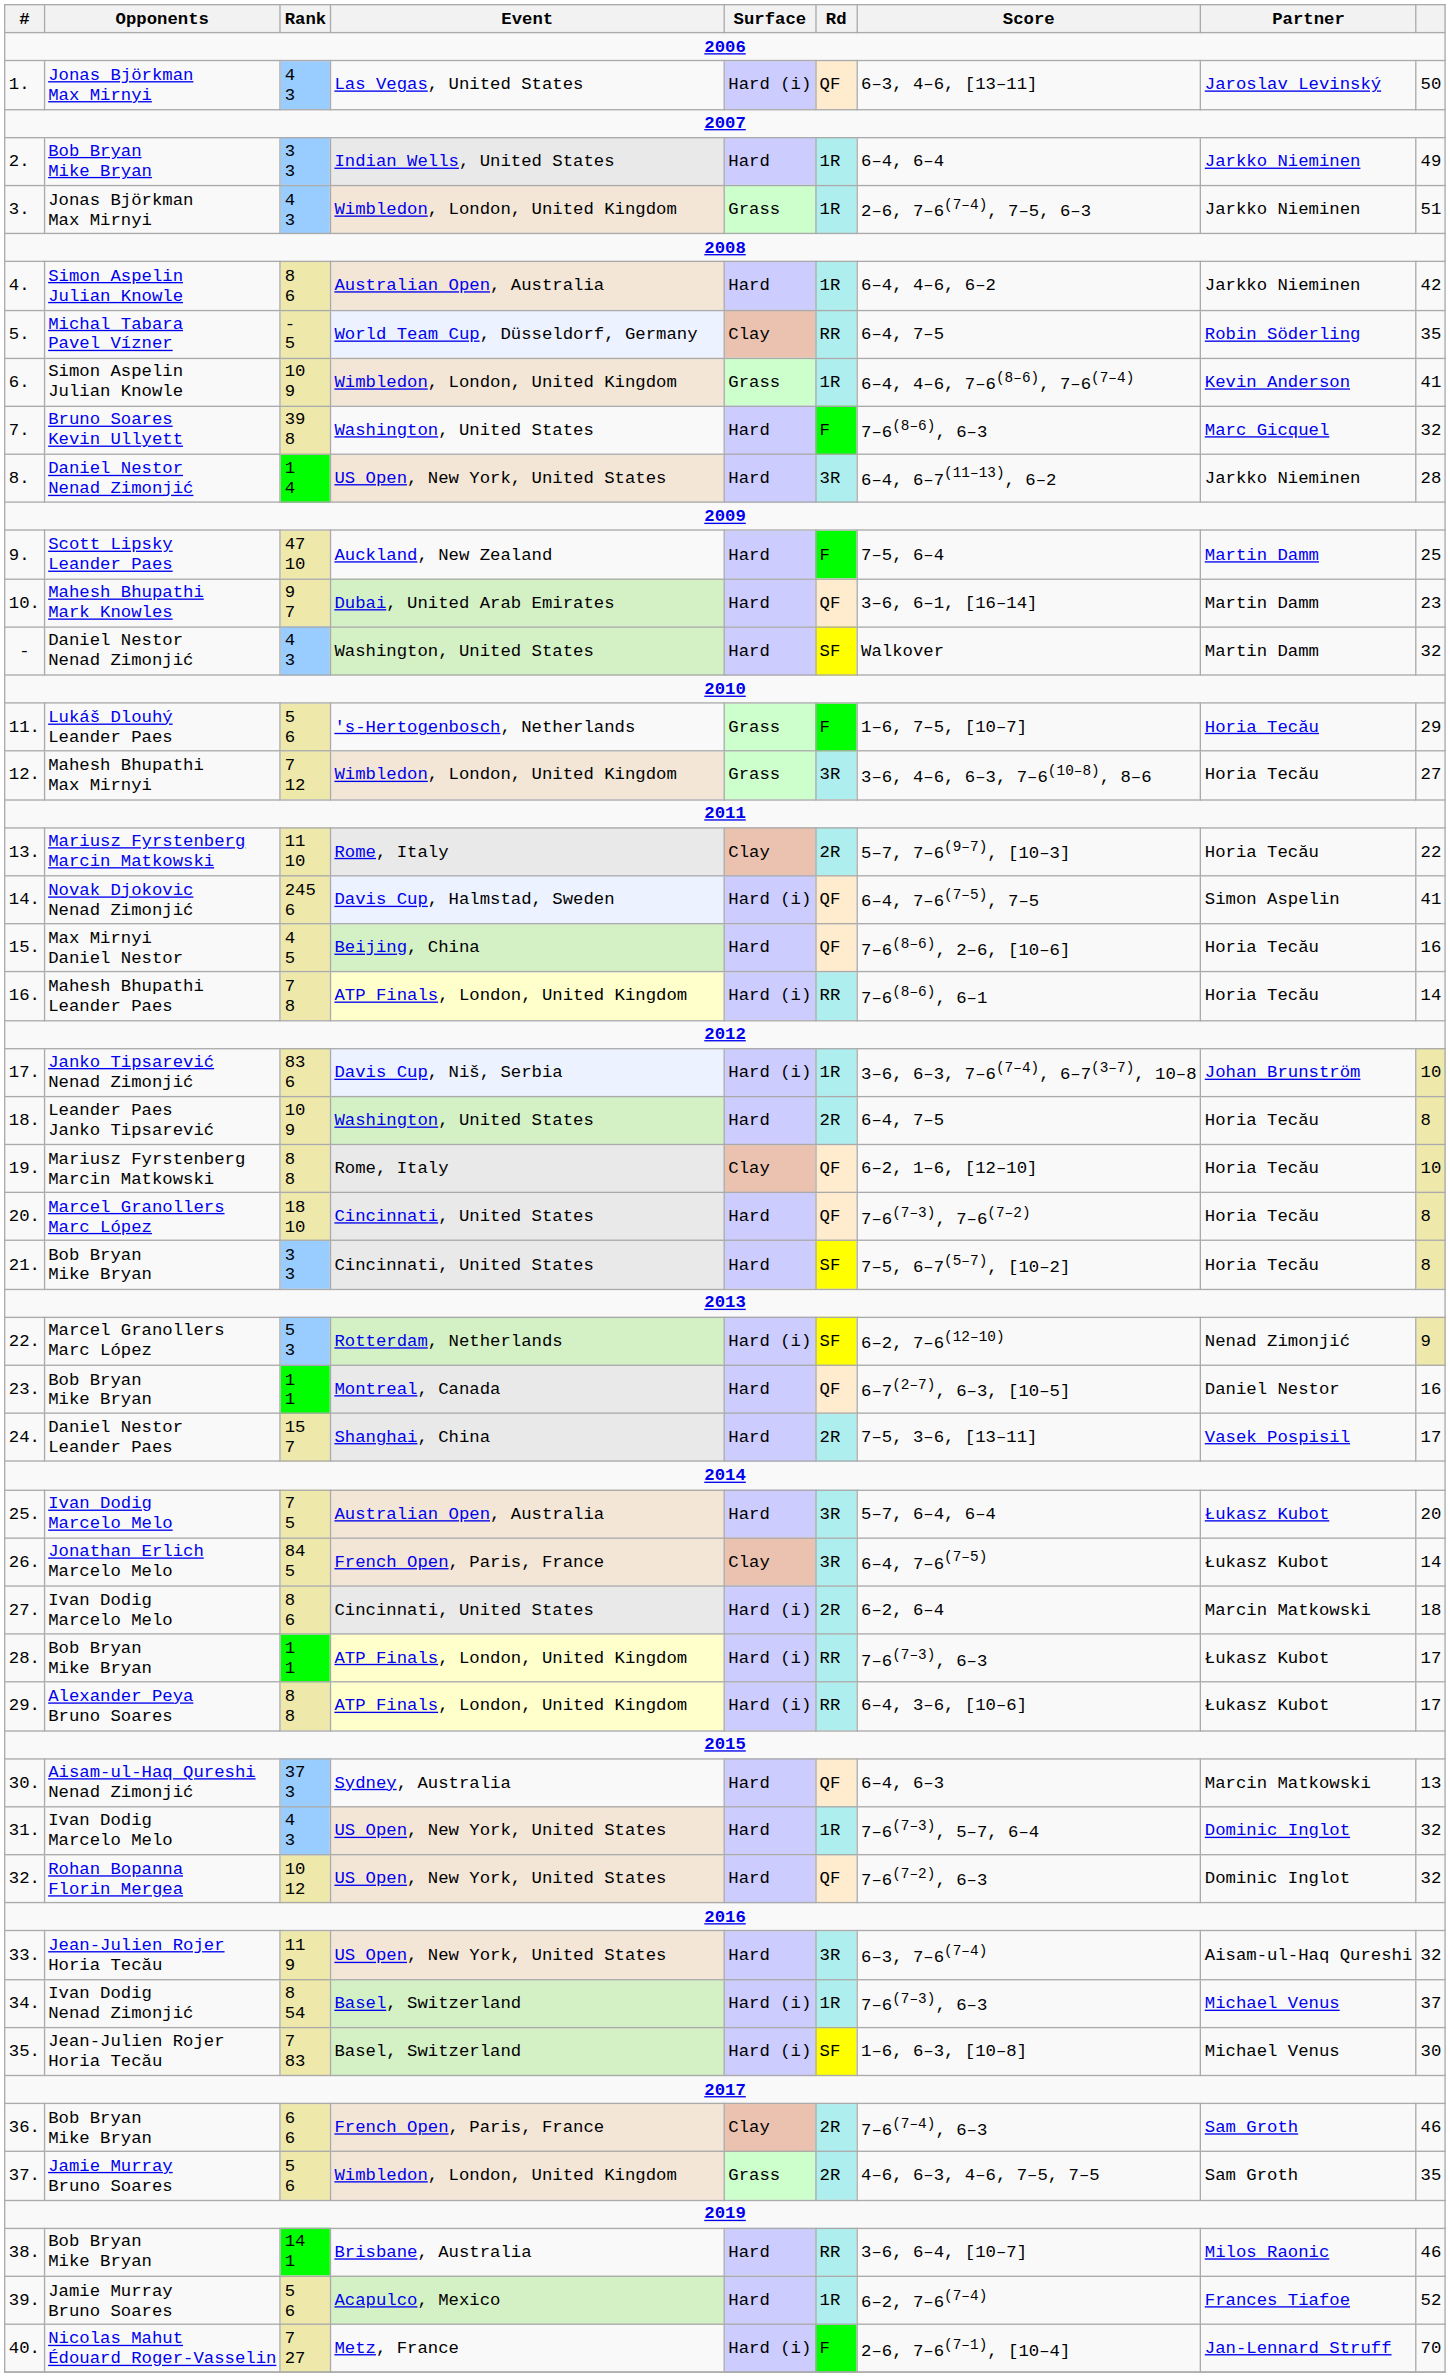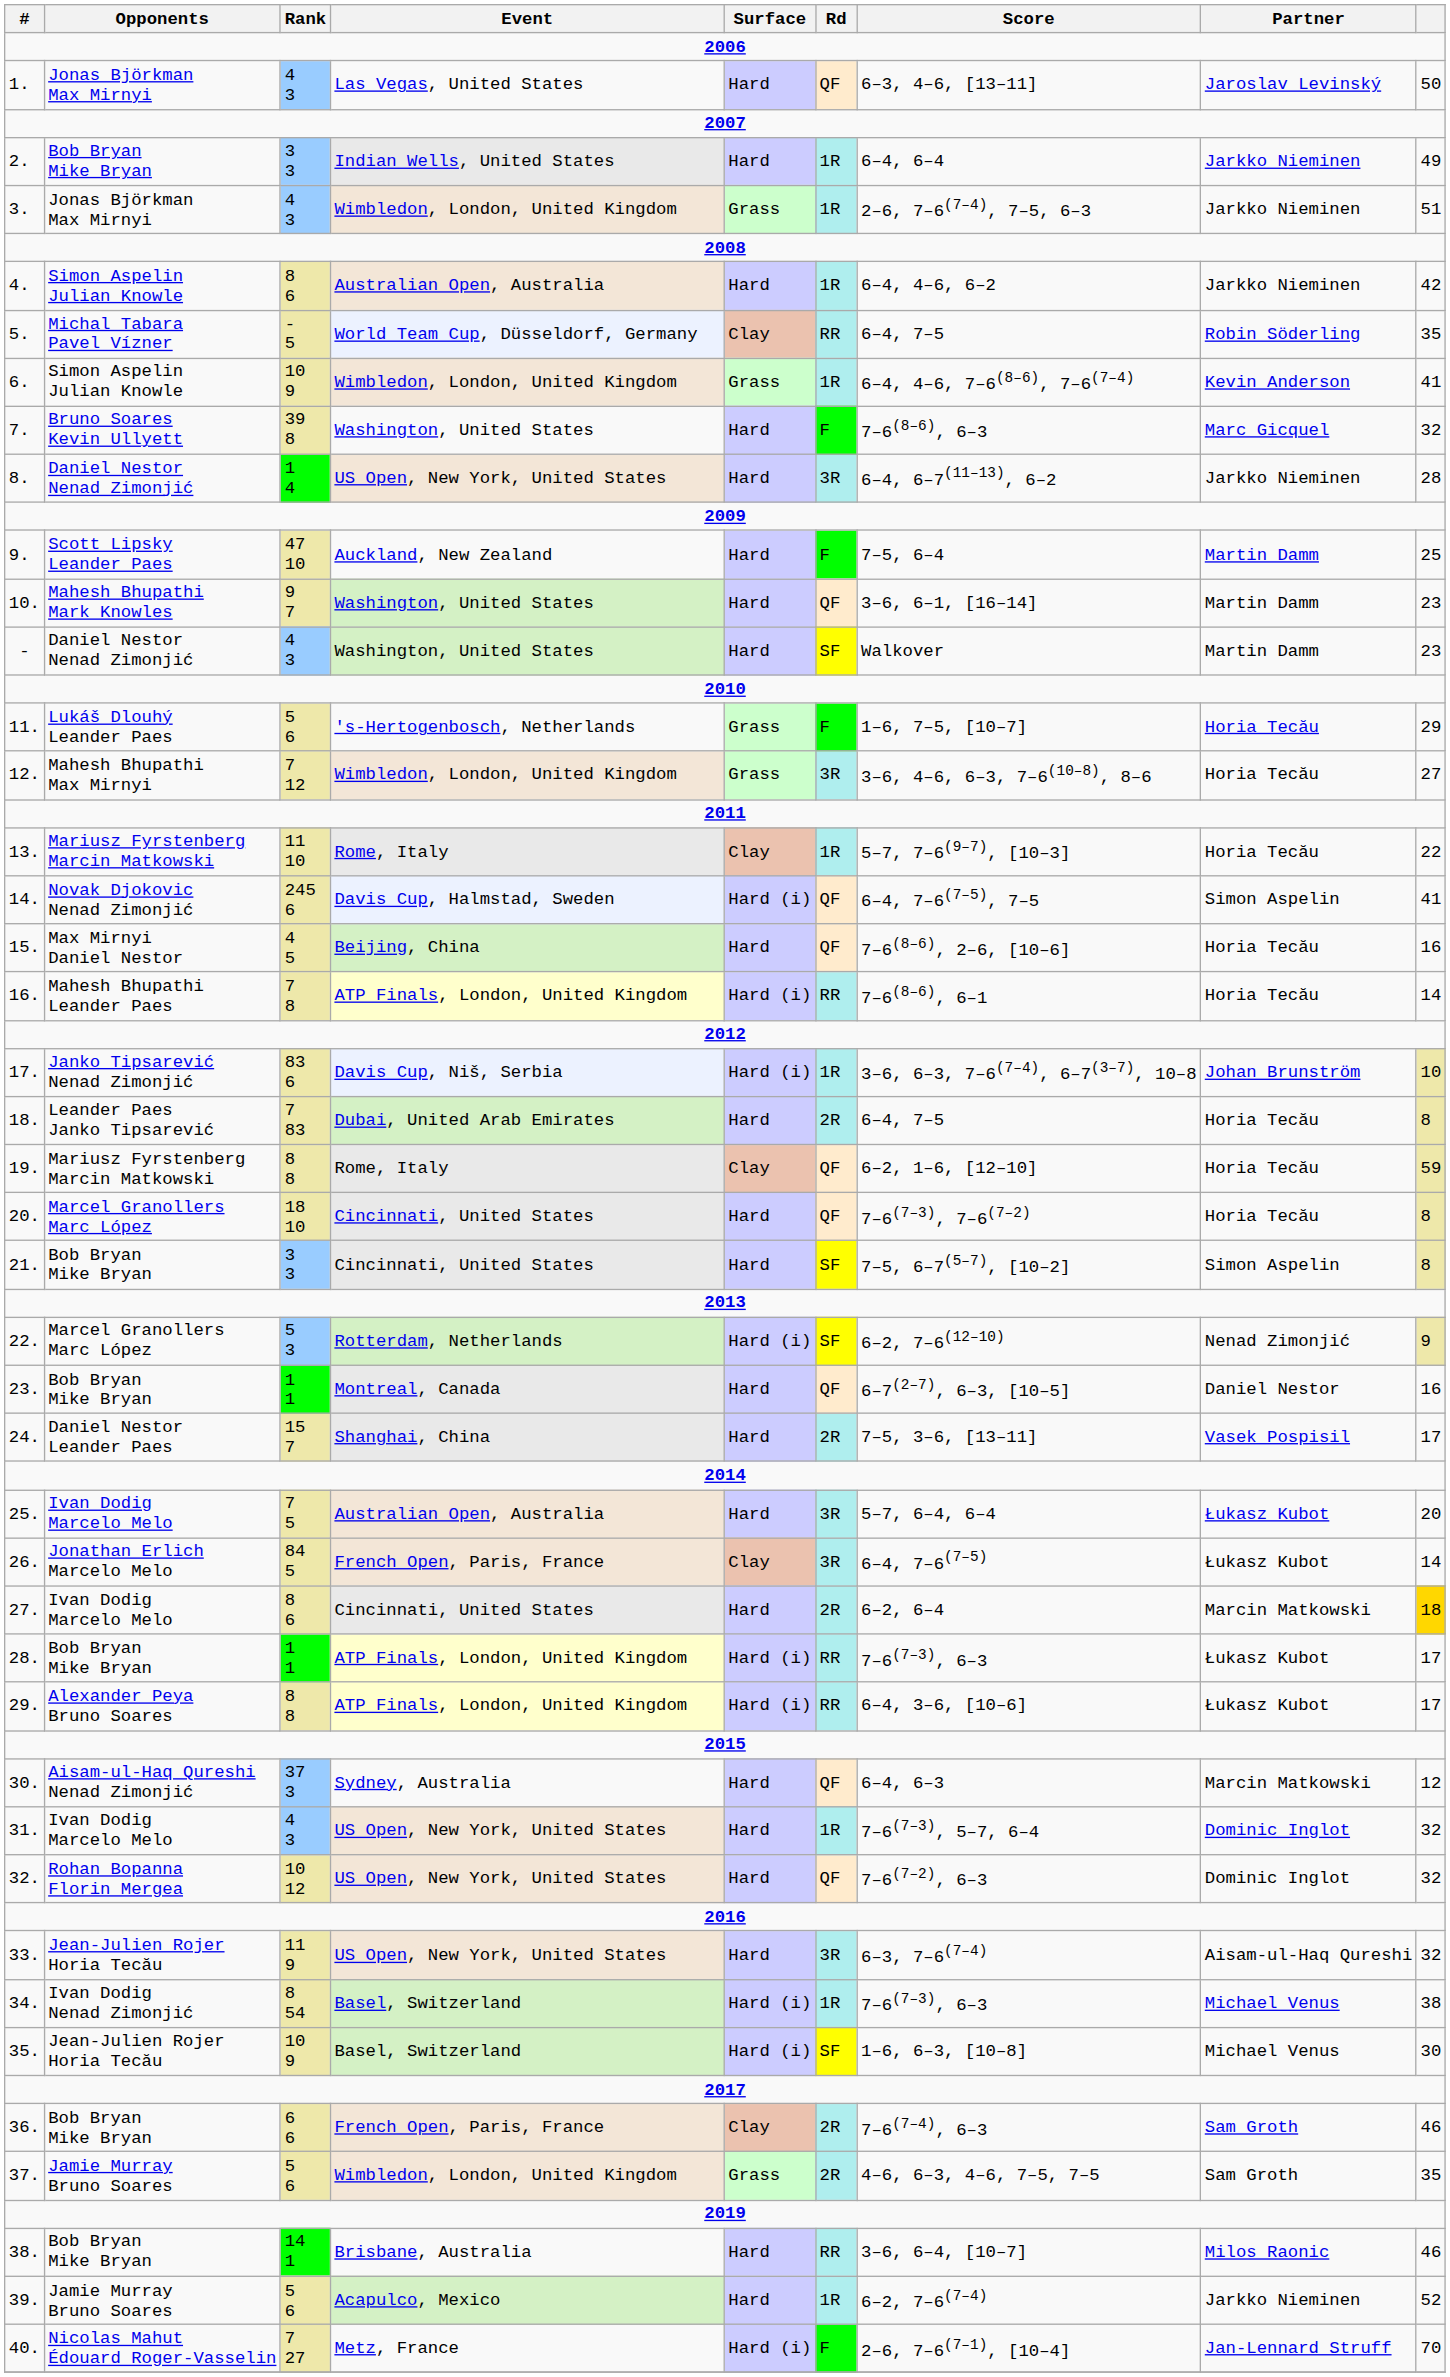(770, 85) Hard (i) -> (749, 85) Hard
(474, 603) Dubai, United Arab Emirates -> (464, 603) Washington, United States
(1431, 651) 32 -> (1431, 651) 23
(830, 852) 2R -> (830, 852) 1R
(295, 1120) 10 9 -> (295, 1120) 7 83
(464, 1120) Washington, United States -> (474, 1120) Dubai, United Arab Emirates
(1431, 1169) 10 -> (1431, 1169) 59
(1262, 1265) Horia Tecău -> (1272, 1265) Simon Aspelin
(770, 1610) Hard (i) -> (749, 1610) Hard
(1431, 1610) no background -> (1431, 1610) gold background
(1431, 1783) 13 -> (1431, 1783) 12
(1431, 2003) 37 -> (1431, 2003) 38
(295, 2051) 7 83 -> (295, 2051) 10 9
(1277, 2300) Frances Tiafoe -> (1283, 2300) Jarkko Nieminen
